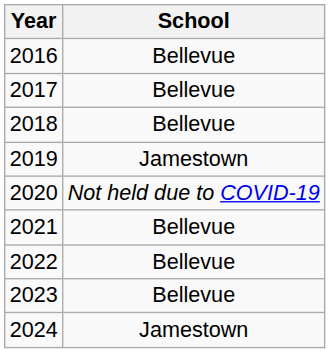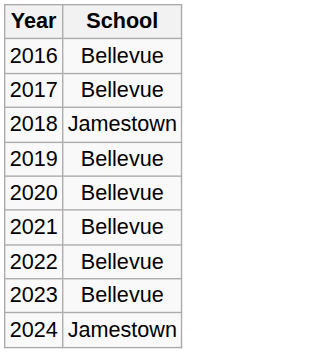(194, 124) Bellevue -> (122, 124) Jamestown
(194, 158) Jamestown -> (122, 158) Bellevue
(194, 192) Not held due to COVID-19 -> (122, 192) Bellevue
